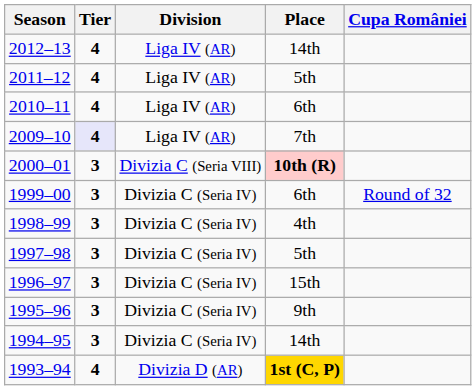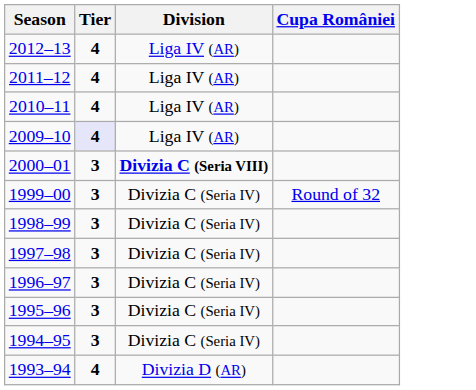- column: (305, 19)
(190, 165) normal -> (194, 165) bold
